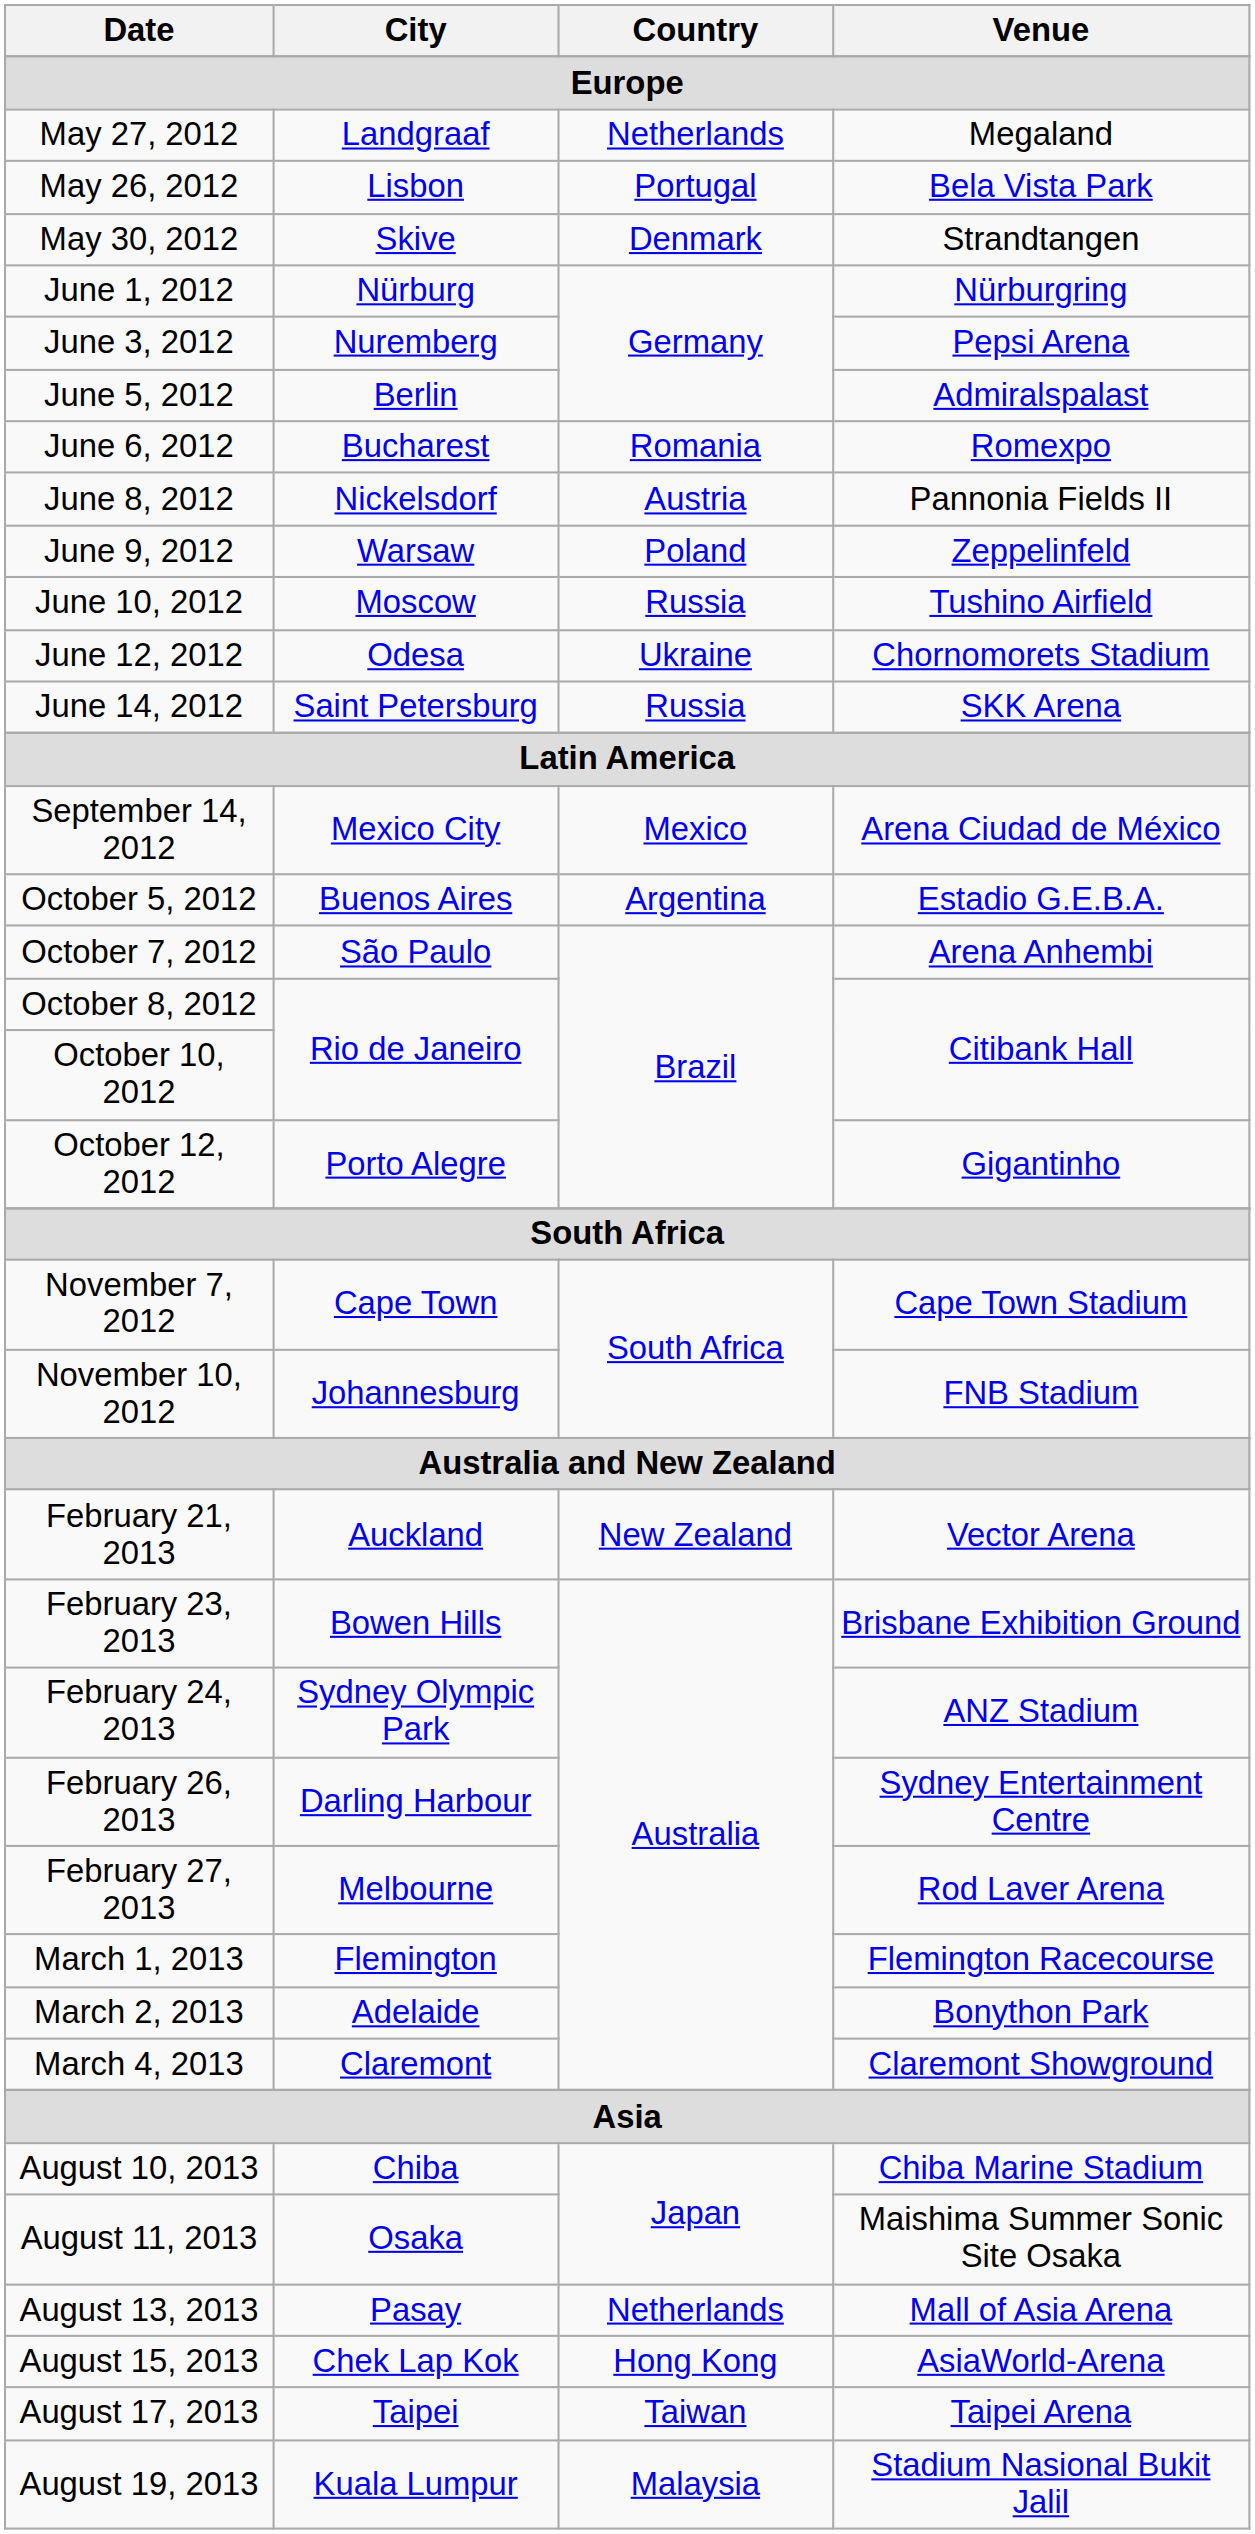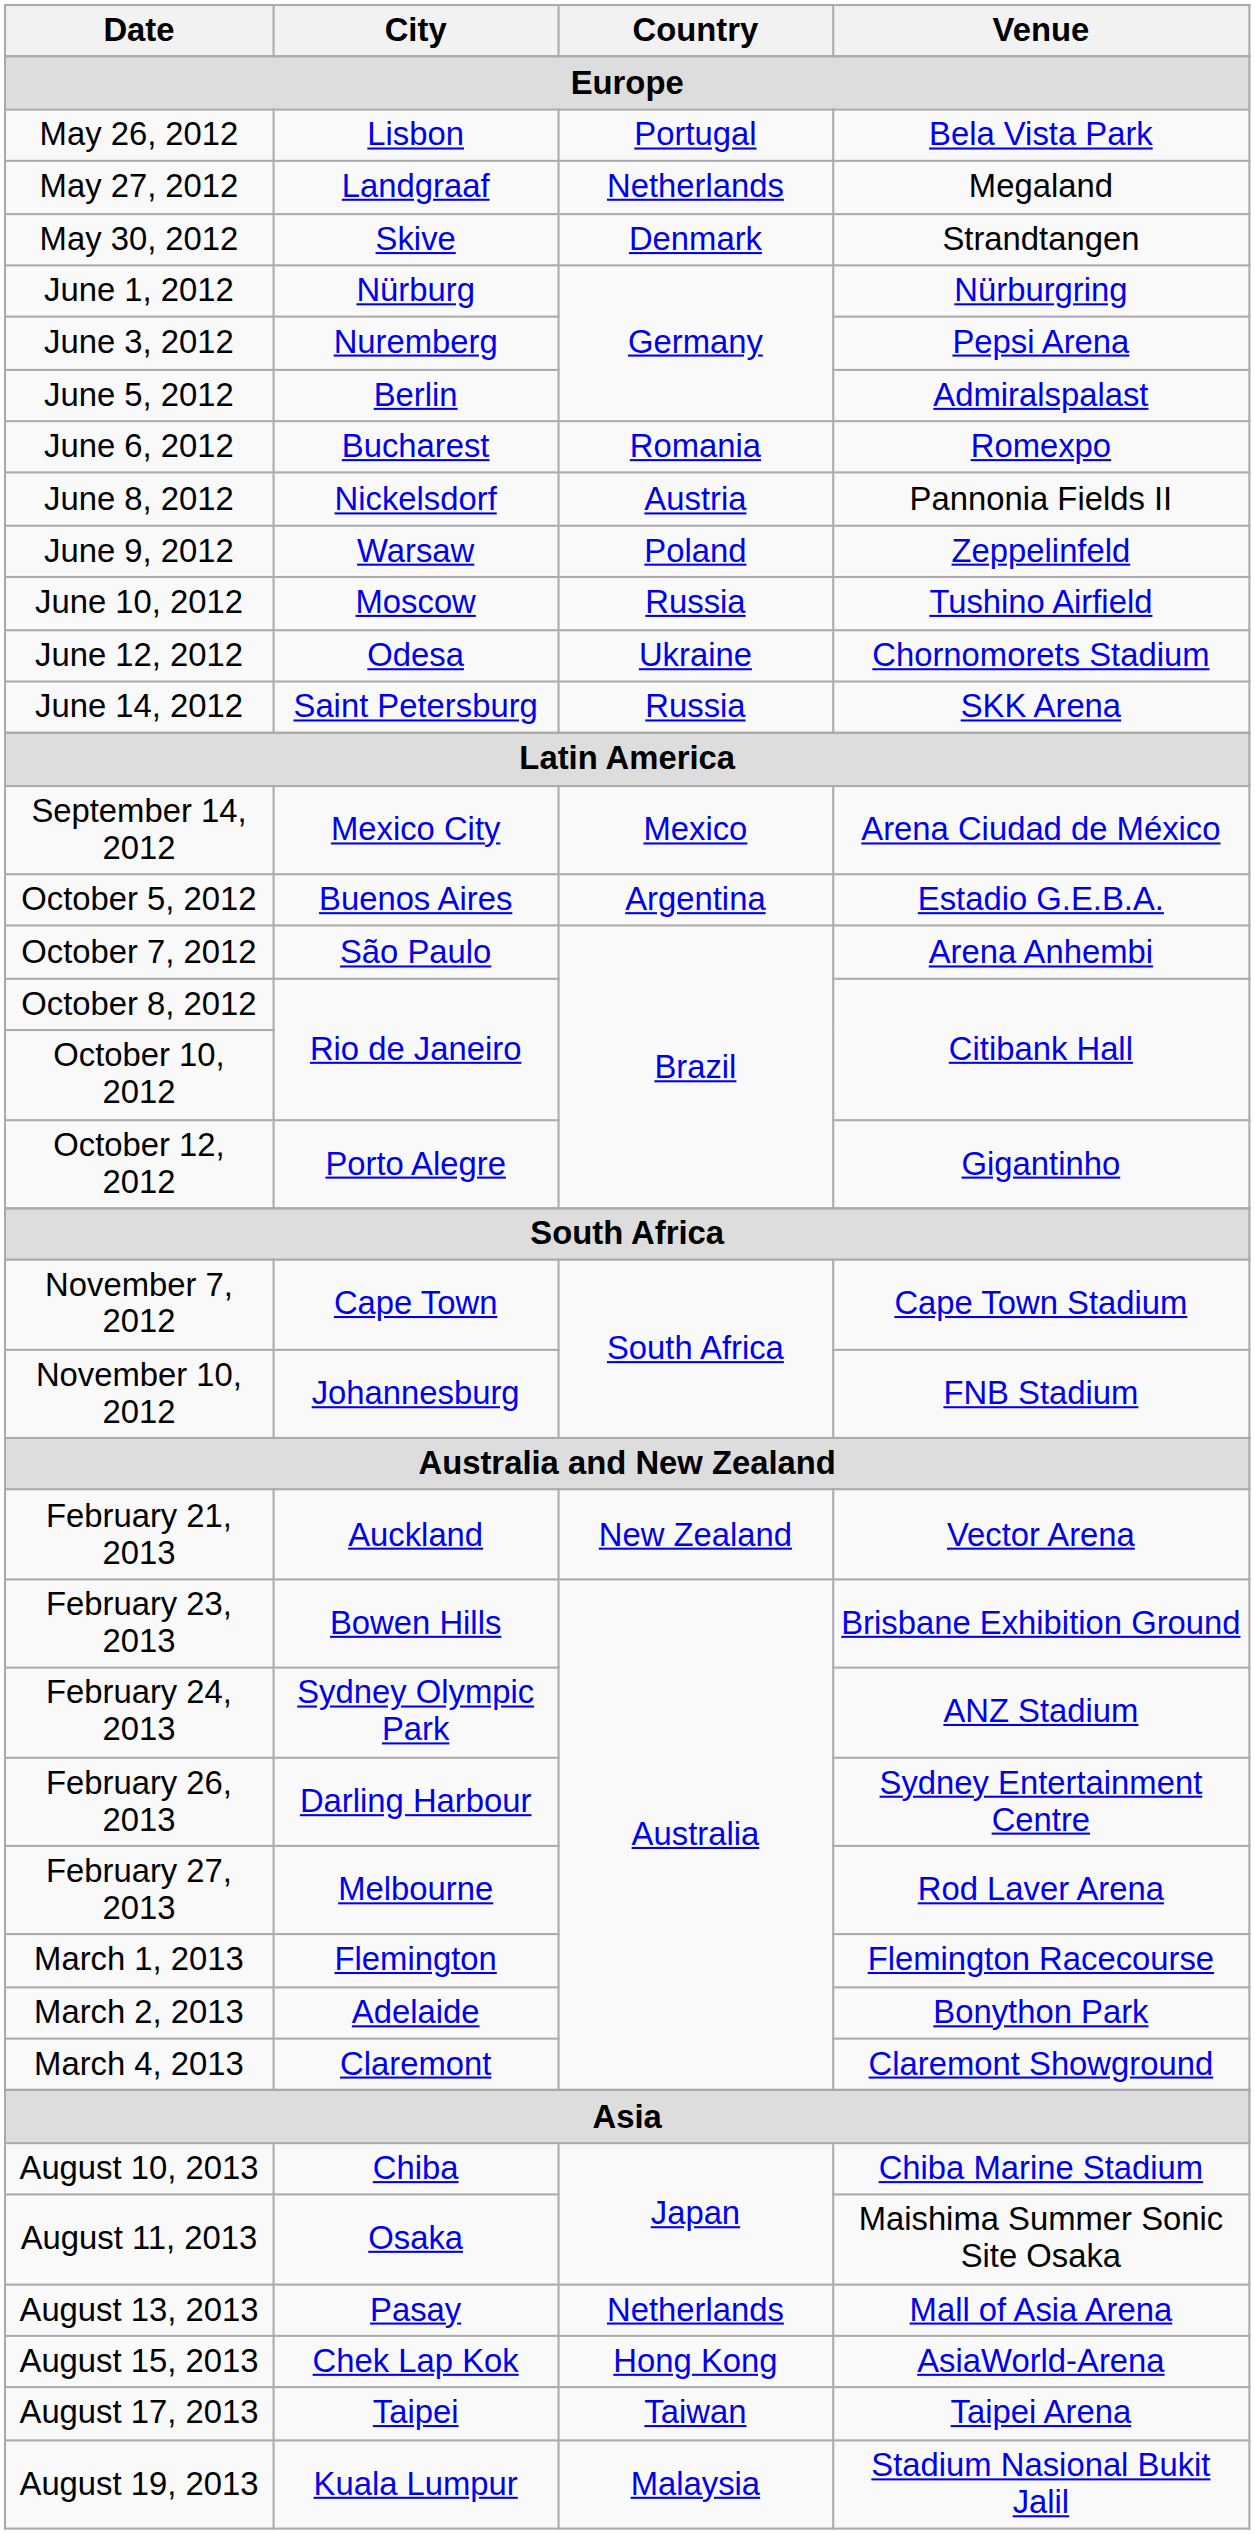rows swapped: (139, 186) <-> (139, 134)
